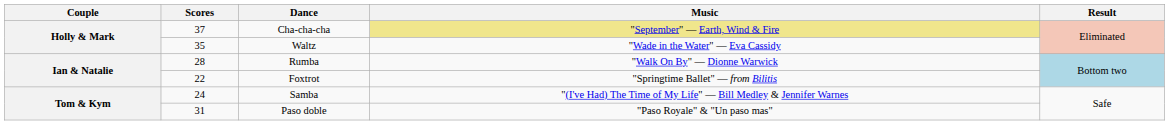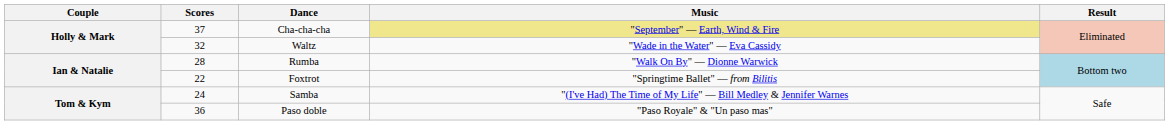(200, 45) 35 -> (200, 45) 32
(200, 111) 31 -> (200, 111) 36
